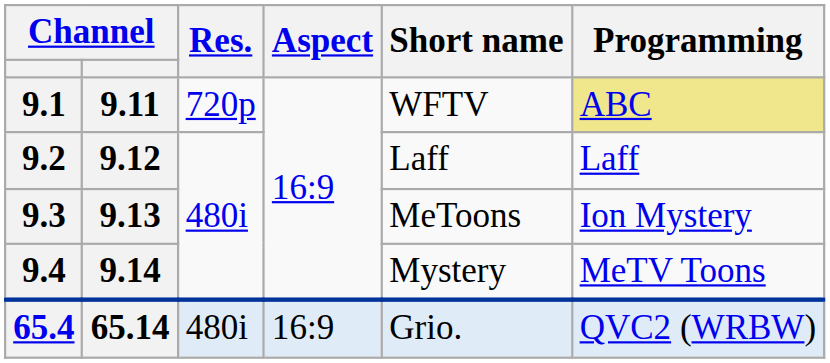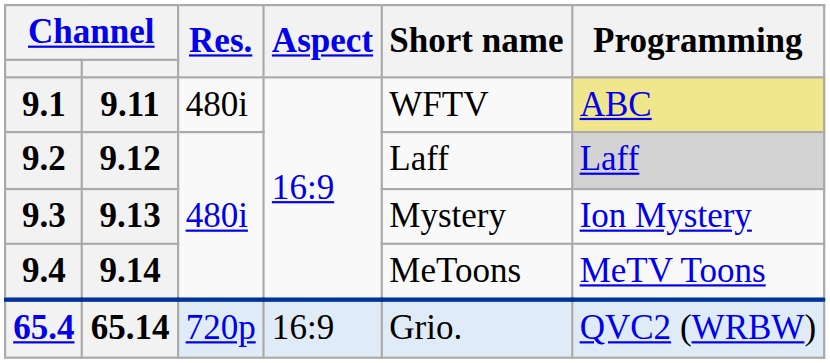(221, 104) 720p -> (217, 104) 480i
(609, 159) no background -> (609, 159) lightgrey background
(455, 215) MeToons -> (448, 215) Mystery
(448, 270) Mystery -> (455, 270) MeToons
(217, 328) 480i -> (221, 328) 720p
